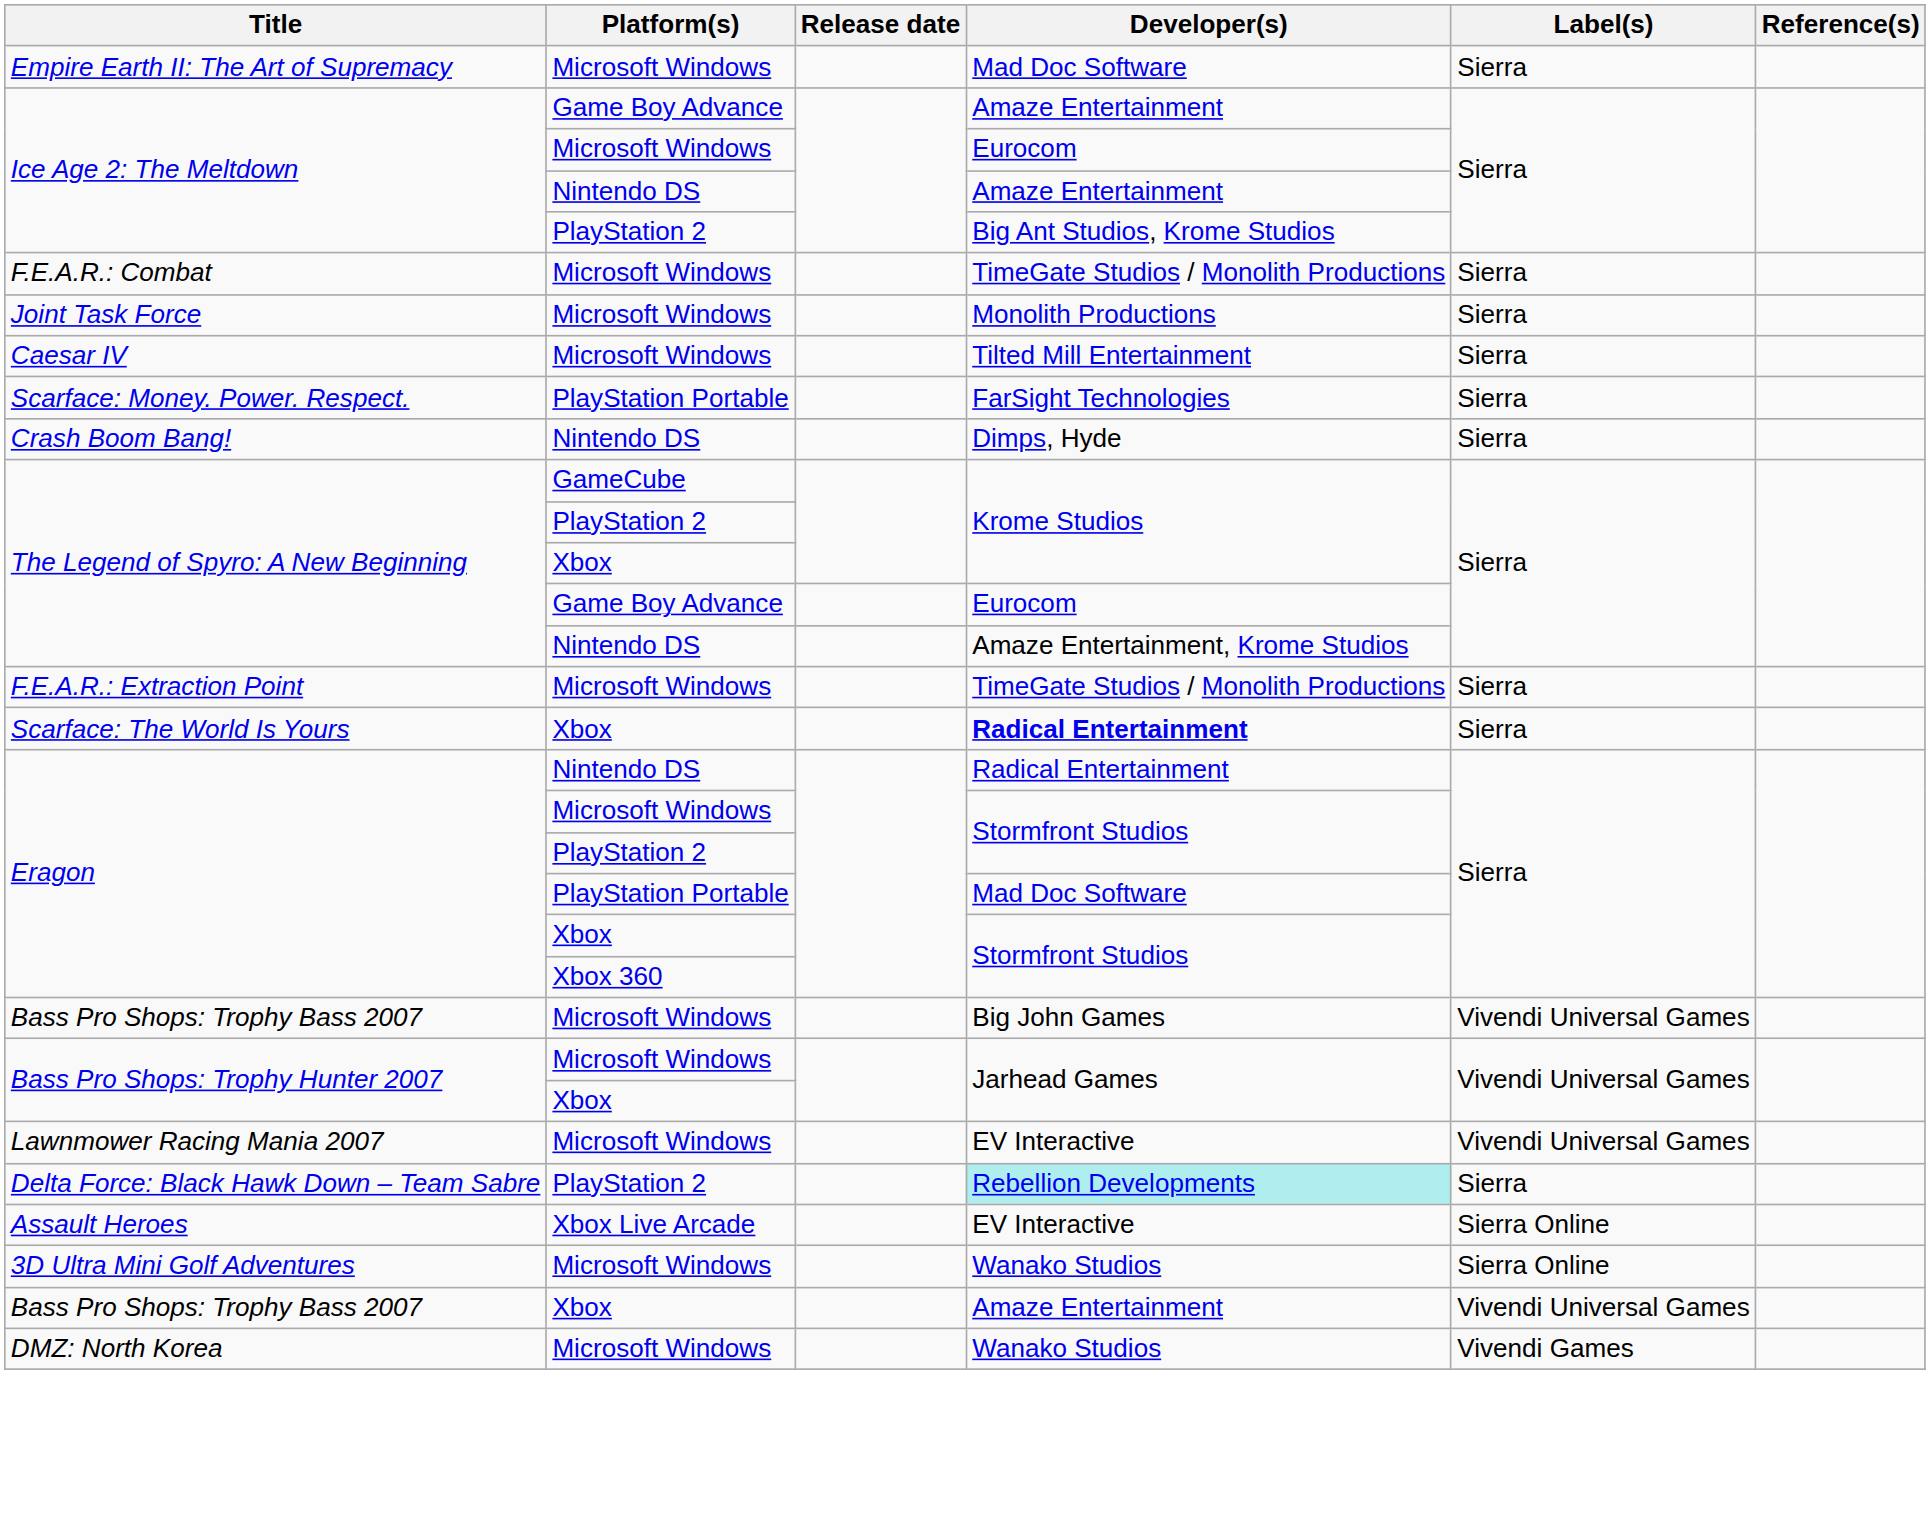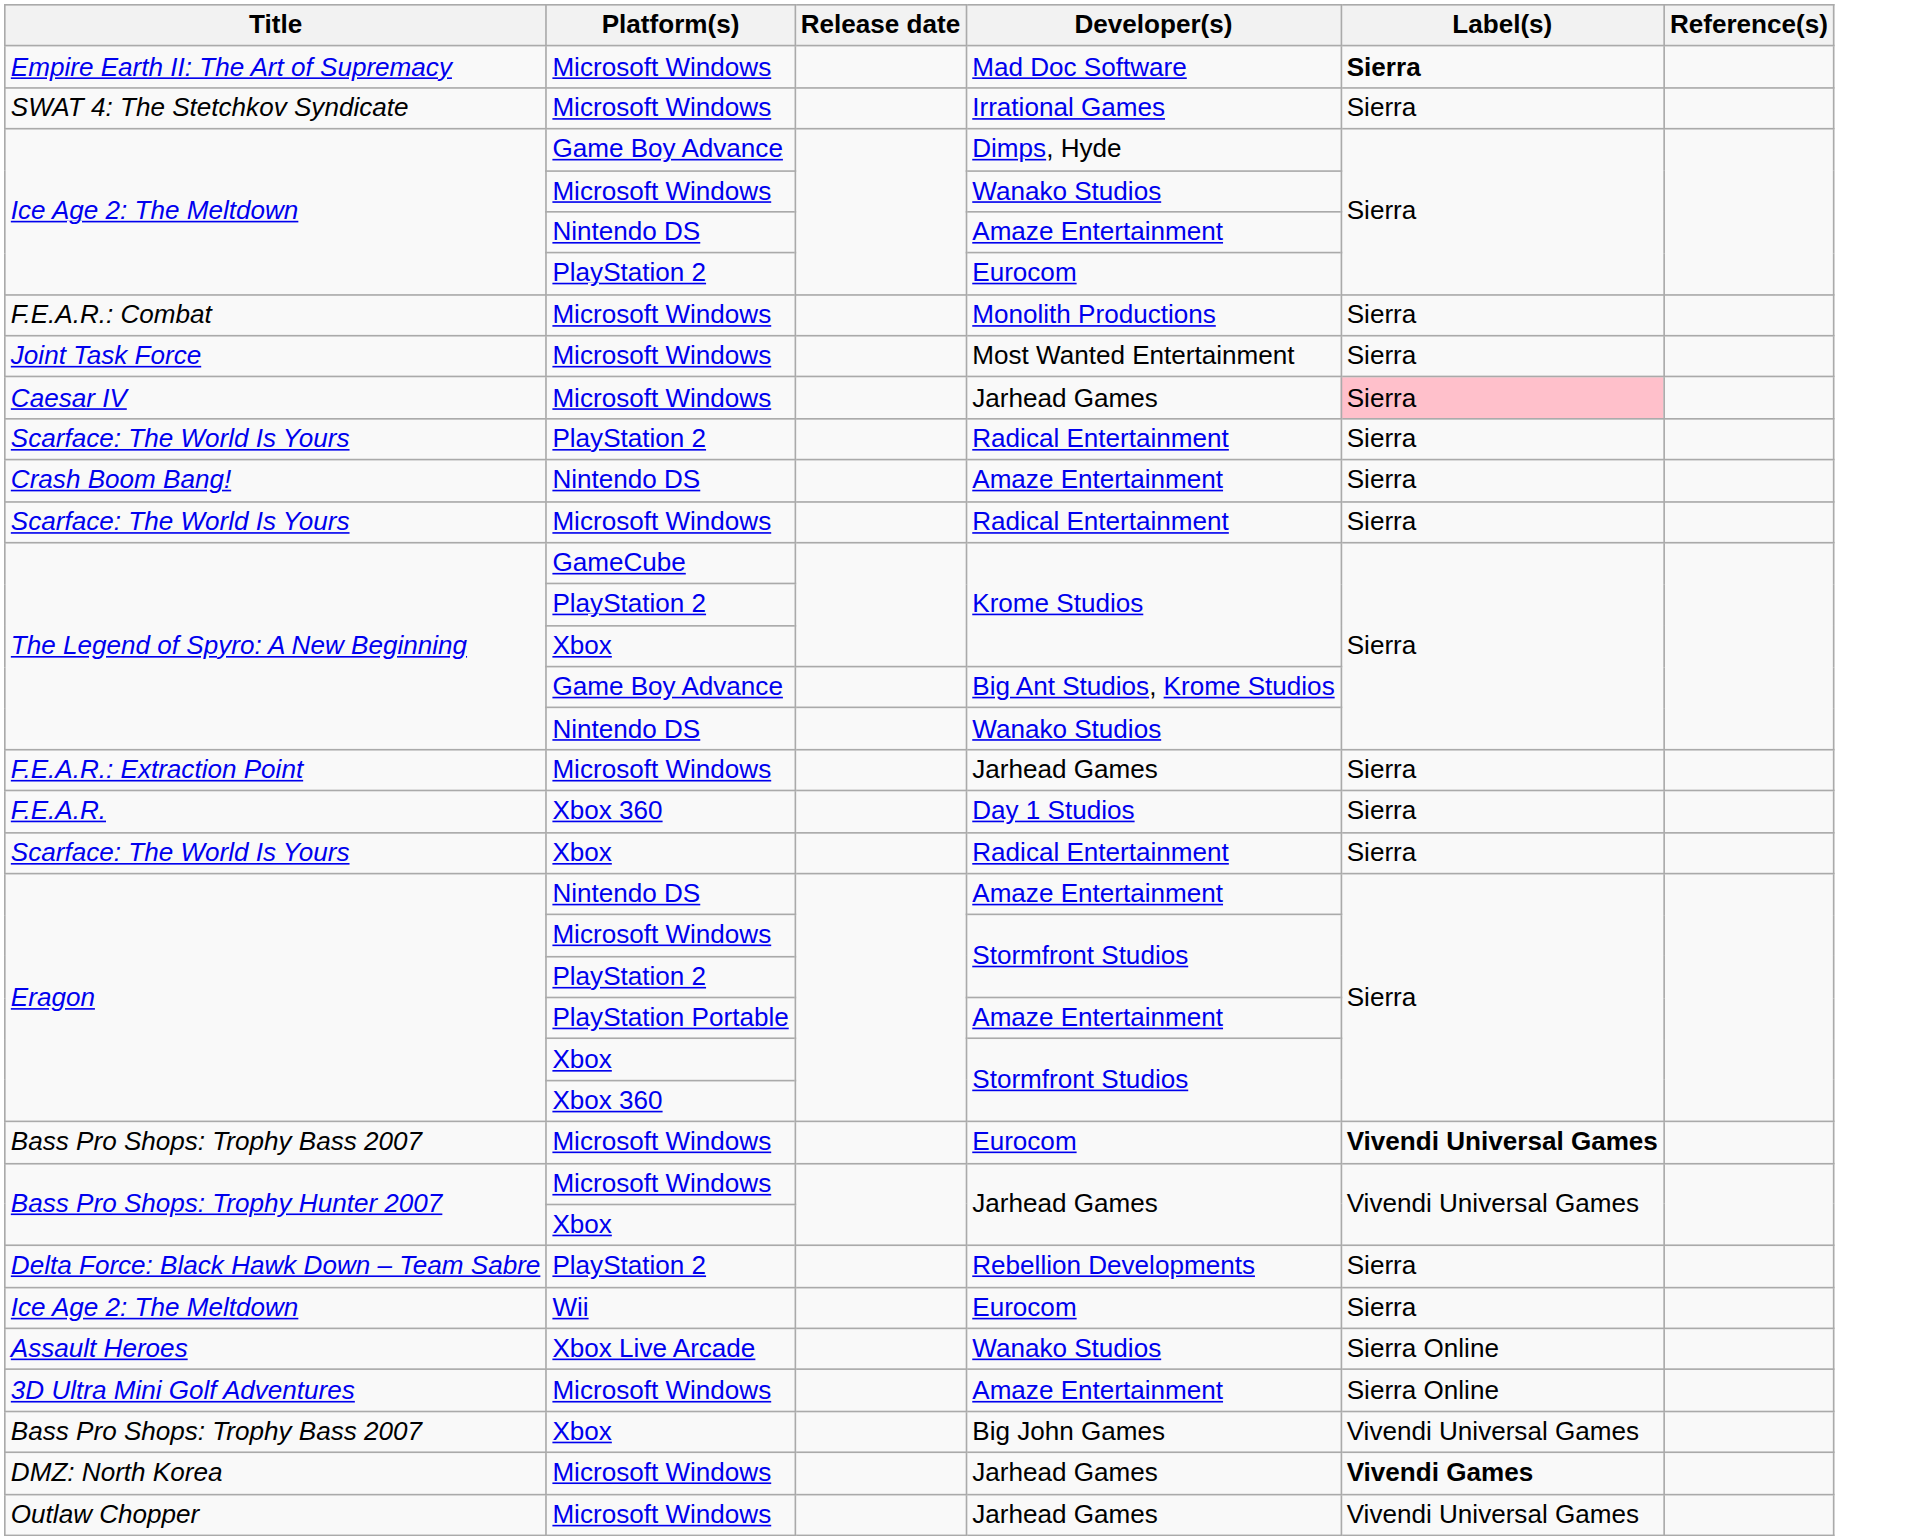(1492, 66) normal -> (1384, 66) bold
+ row: (210, 107)
(1098, 107) Amaze Entertainment -> (1047, 149) Dimps, Hyde
(1024, 149) Eurocom -> (1067, 190) Wanako Studios
(1153, 231) Big Ant Studios, Krome Studios -> (1024, 273) Eurocom
(1209, 273) TimeGate Studios / Monolith Productions -> (1094, 314) Monolith Productions
(1094, 314) Monolith Productions -> (1133, 356) Most Wanted Entertainment
(1112, 356) Tilted Mill Entertainment -> (1065, 397) Jarhead Games
(1492, 356) no background -> (1381, 397) pink background
- row: (210, 397)
+ row: (180, 438)
(1047, 438) Dimps, Hyde -> (1098, 480) Amaze Entertainment
+ row: (180, 521)
(1024, 604) Eurocom -> (1153, 686) Big Ant Studios, Krome Studios
(1190, 645) Amaze Entertainment, Krome Studios -> (1067, 728) Wanako Studios
(1209, 686) TimeGate Studios / Monolith Productions -> (1065, 769) Jarhead Games
+ row: (58, 811)
(1110, 728) bold -> (1101, 852) normal
(1101, 769) Radical Entertainment -> (1098, 893) Amaze Entertainment
(1080, 893) Mad Doc Software -> (1098, 1017) Amaze Entertainment
(1069, 1017) Big John Games -> (1024, 1141) Eurocom
(1604, 1017) normal -> (1502, 1141) bold
- row: (197, 1141)
(1114, 1183) paleturquoise background -> (1114, 1266) no background
+ row: (155, 1307)
(1053, 1224) EV Interactive -> (1067, 1348) Wanako Studios
(1067, 1266) Wanako Studios -> (1098, 1390) Amaze Entertainment
(1098, 1307) Amaze Entertainment -> (1069, 1431) Big John Games
(1067, 1348) Wanako Studios -> (1065, 1472) Jarhead Games
(1546, 1348) normal -> (1440, 1472) bold
+ row: (105, 1514)
